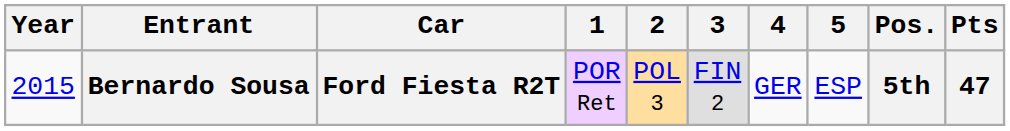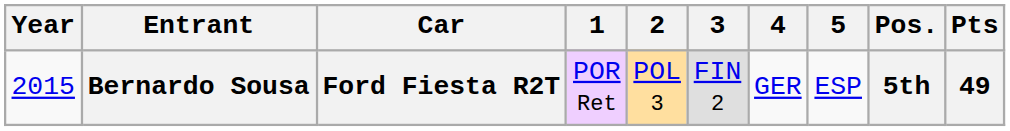(975, 87) 47 -> (975, 87) 49
